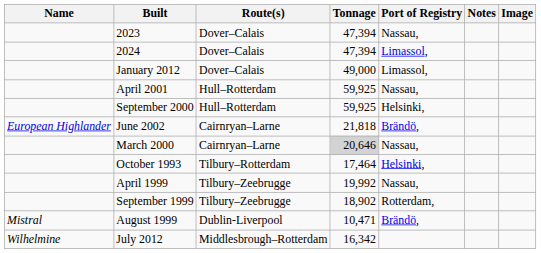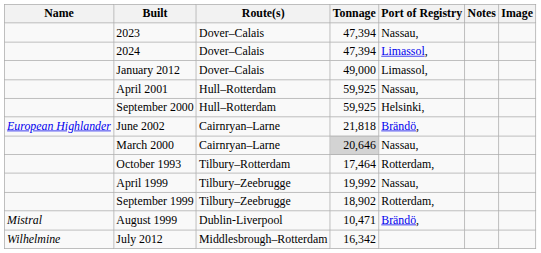(403, 164) Helsinki, -> (408, 164) Rotterdam,
